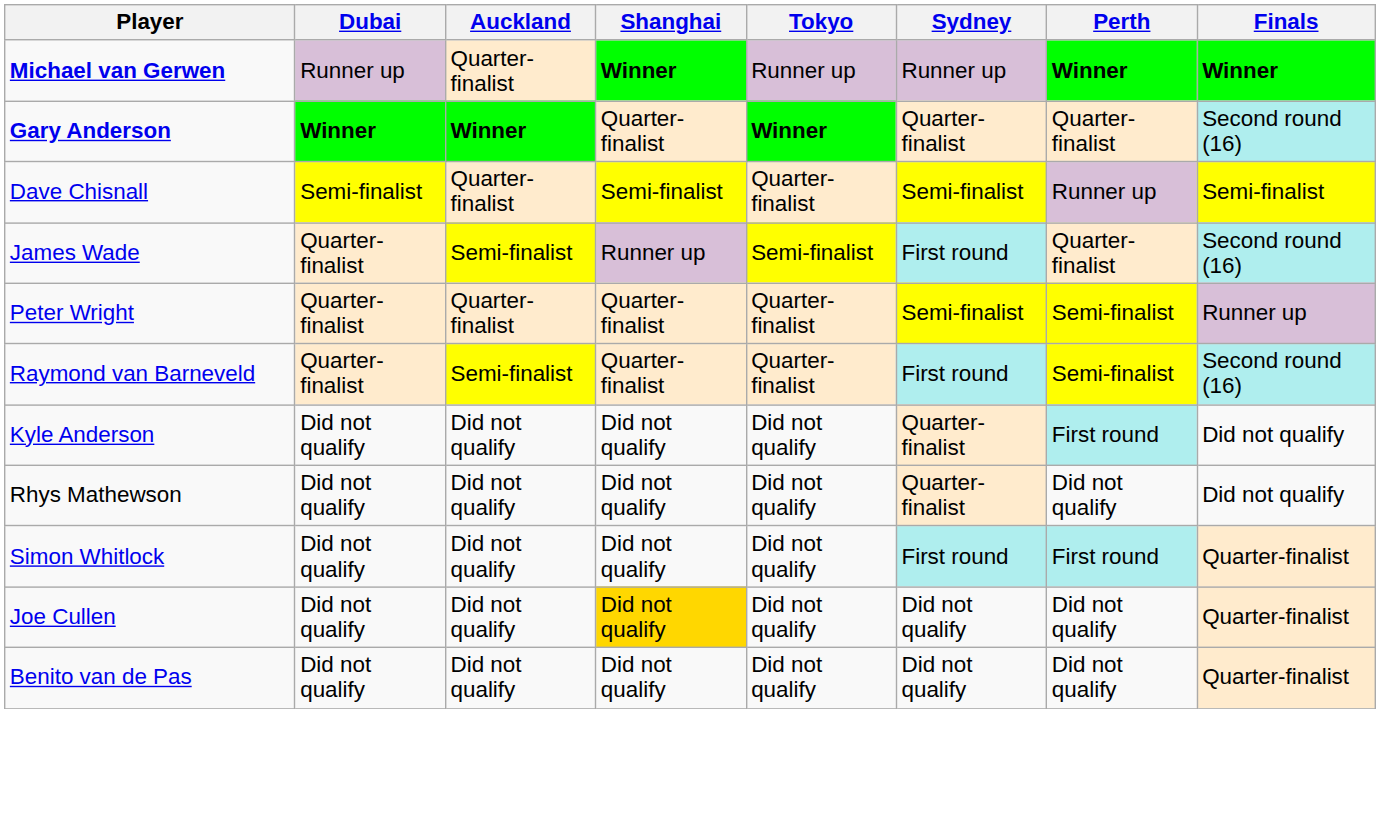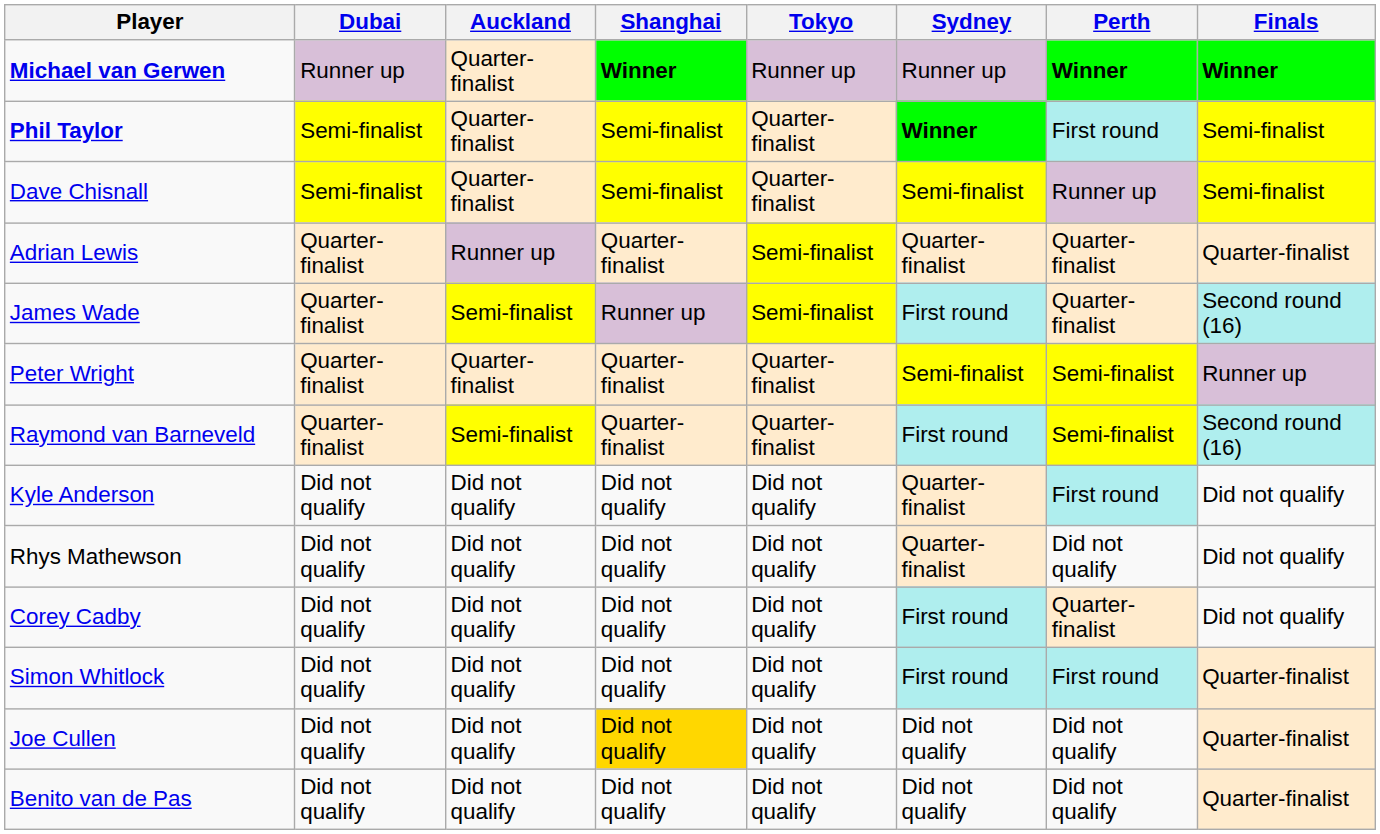- row: (90, 131)
+ row: (66, 131)
+ row: (74, 252)
+ row: (75, 616)
